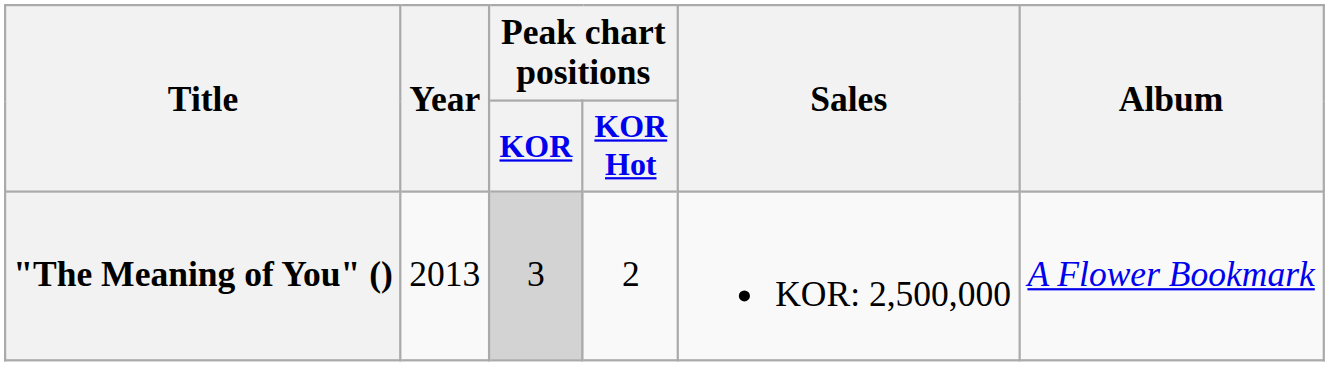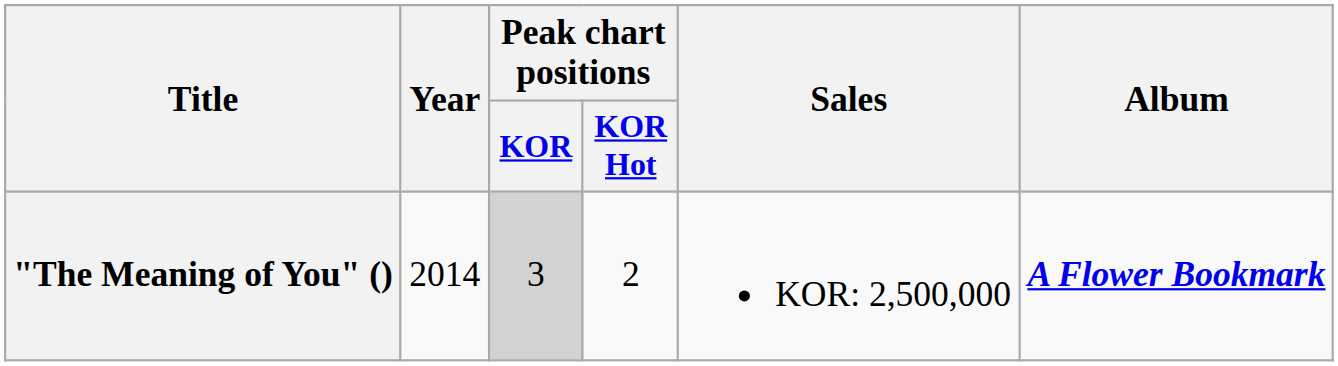(445, 274) 2013 -> (445, 274) 2014
(1171, 274) normal -> (1176, 274) bold
